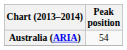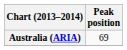(104, 38) 54 -> (104, 38) 69
